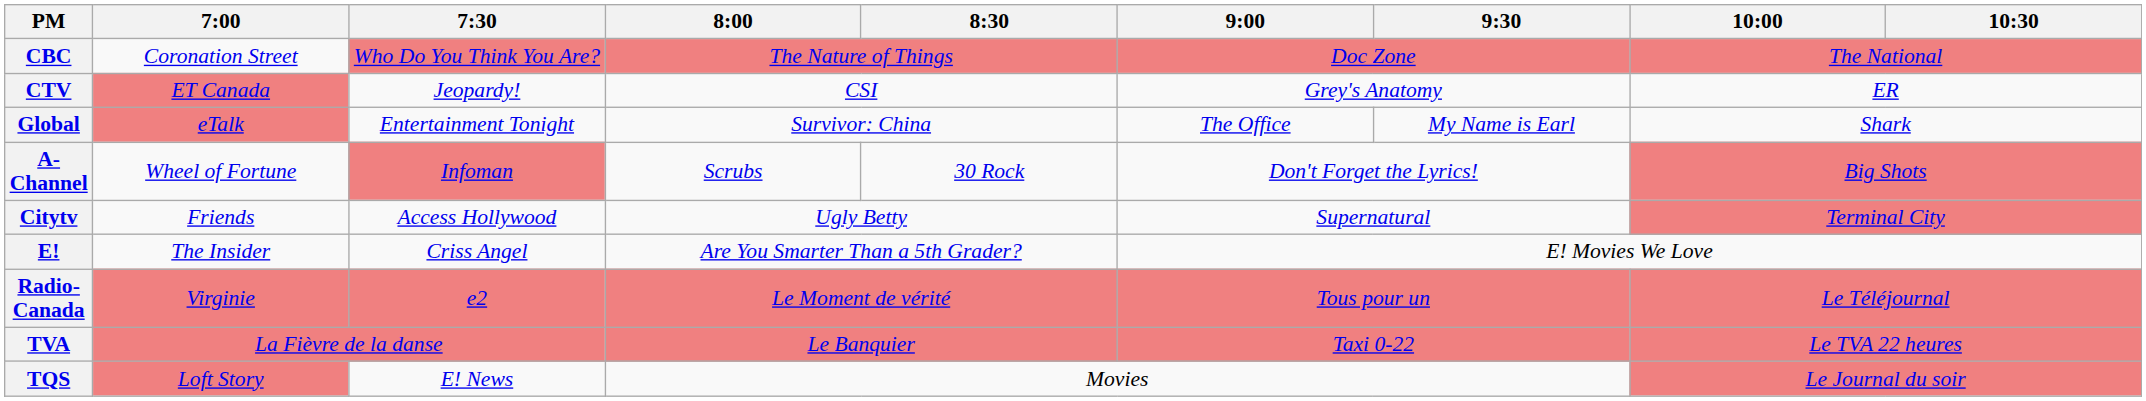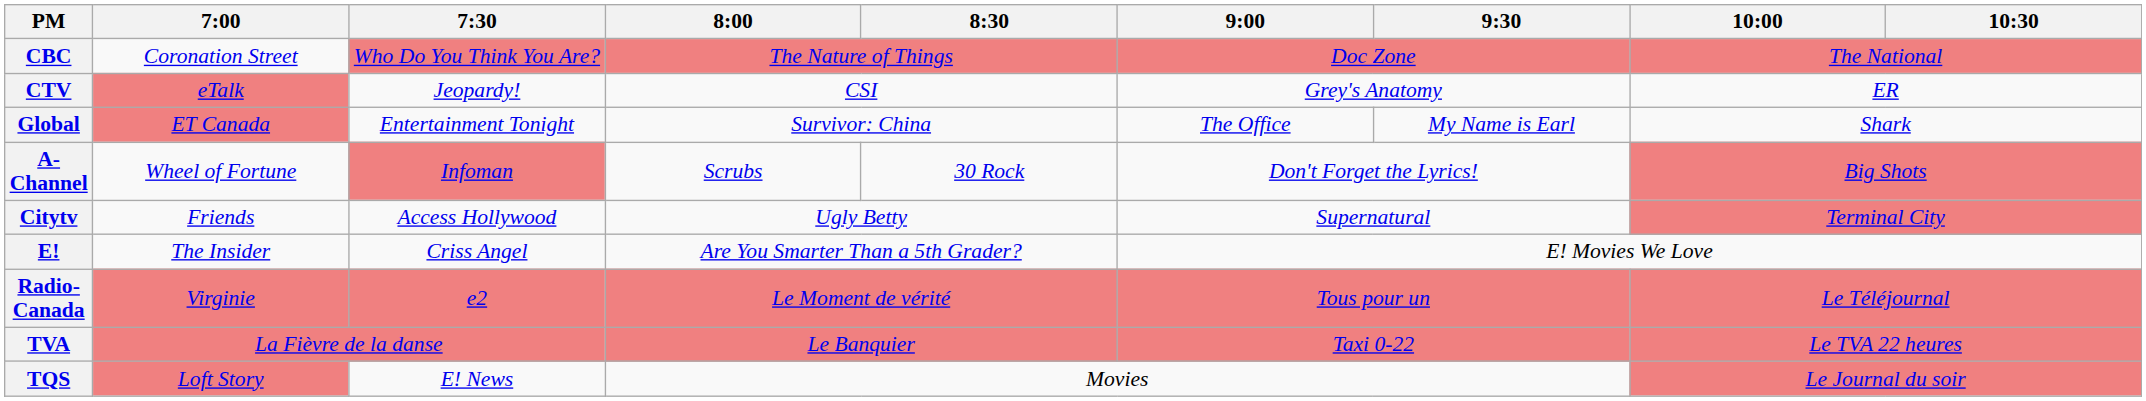(221, 90) ET Canada -> (221, 90) eTalk
(221, 124) eTalk -> (221, 124) ET Canada
